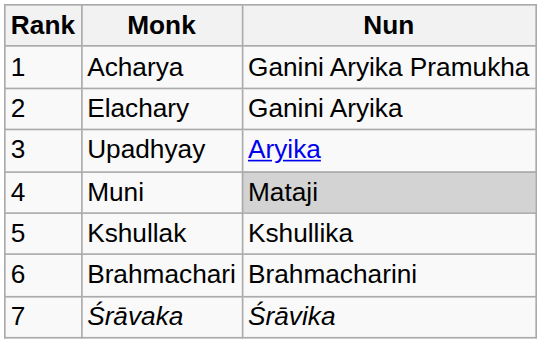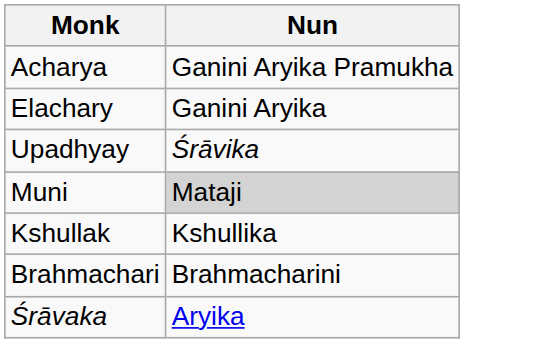- column: (43, 25)
(284, 150) Aryika -> (215, 150) Śrāvika
(292, 316) Śrāvika -> (208, 316) Aryika
